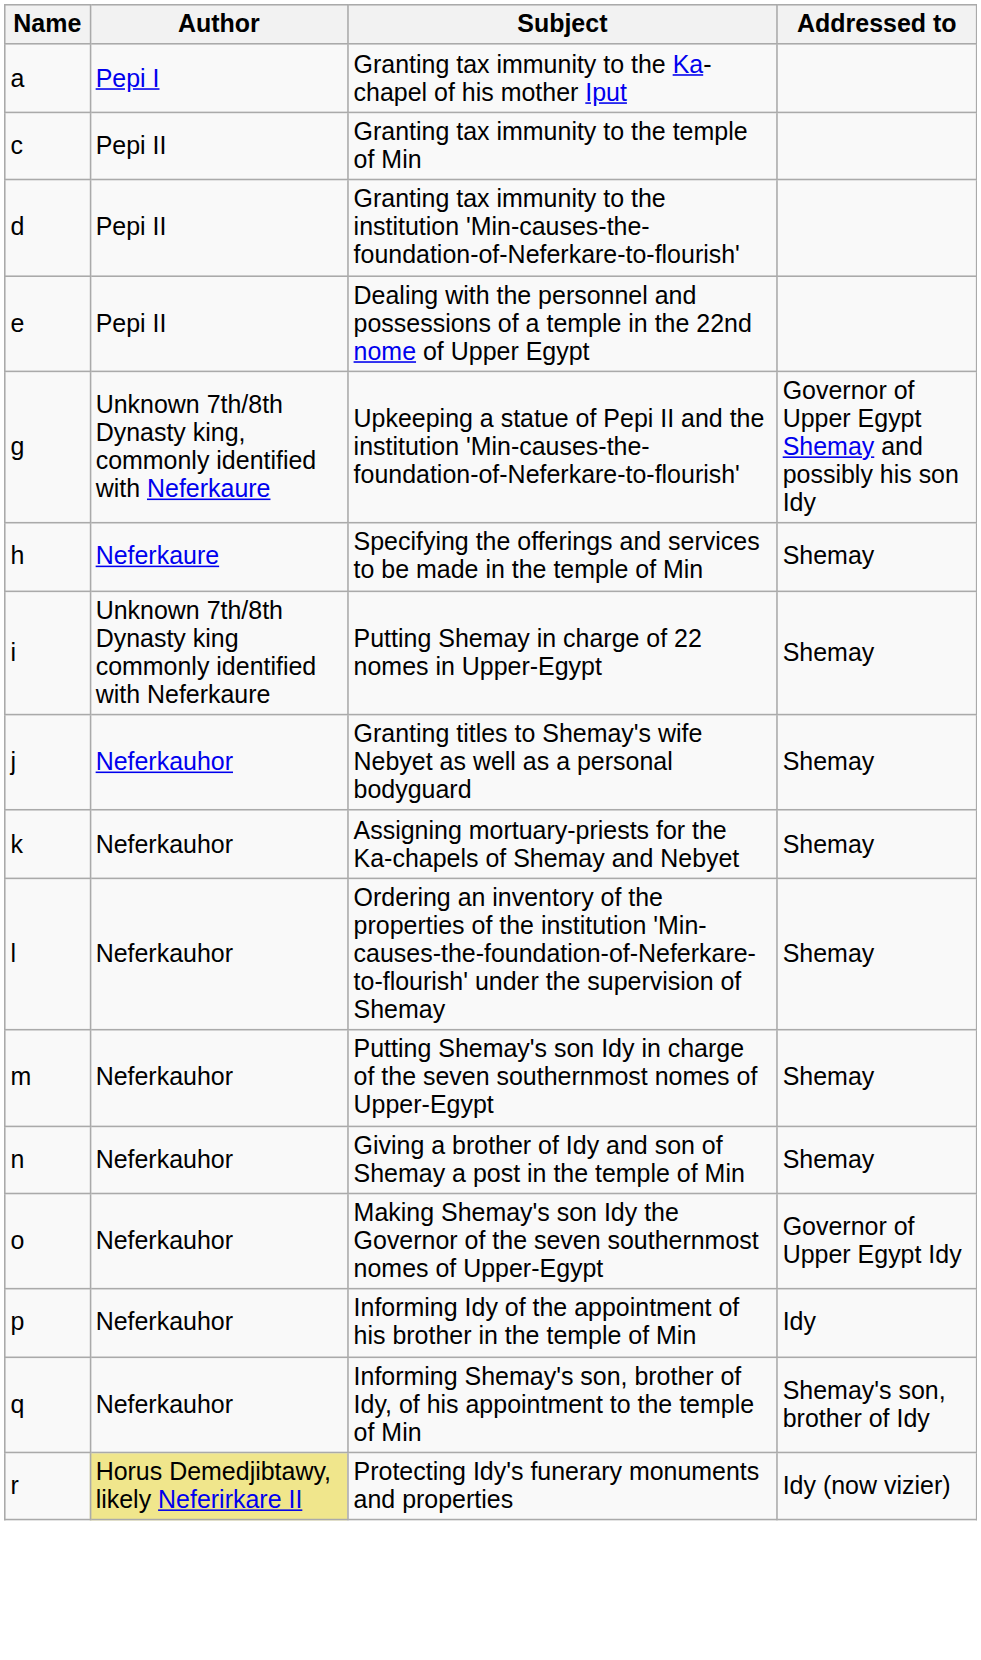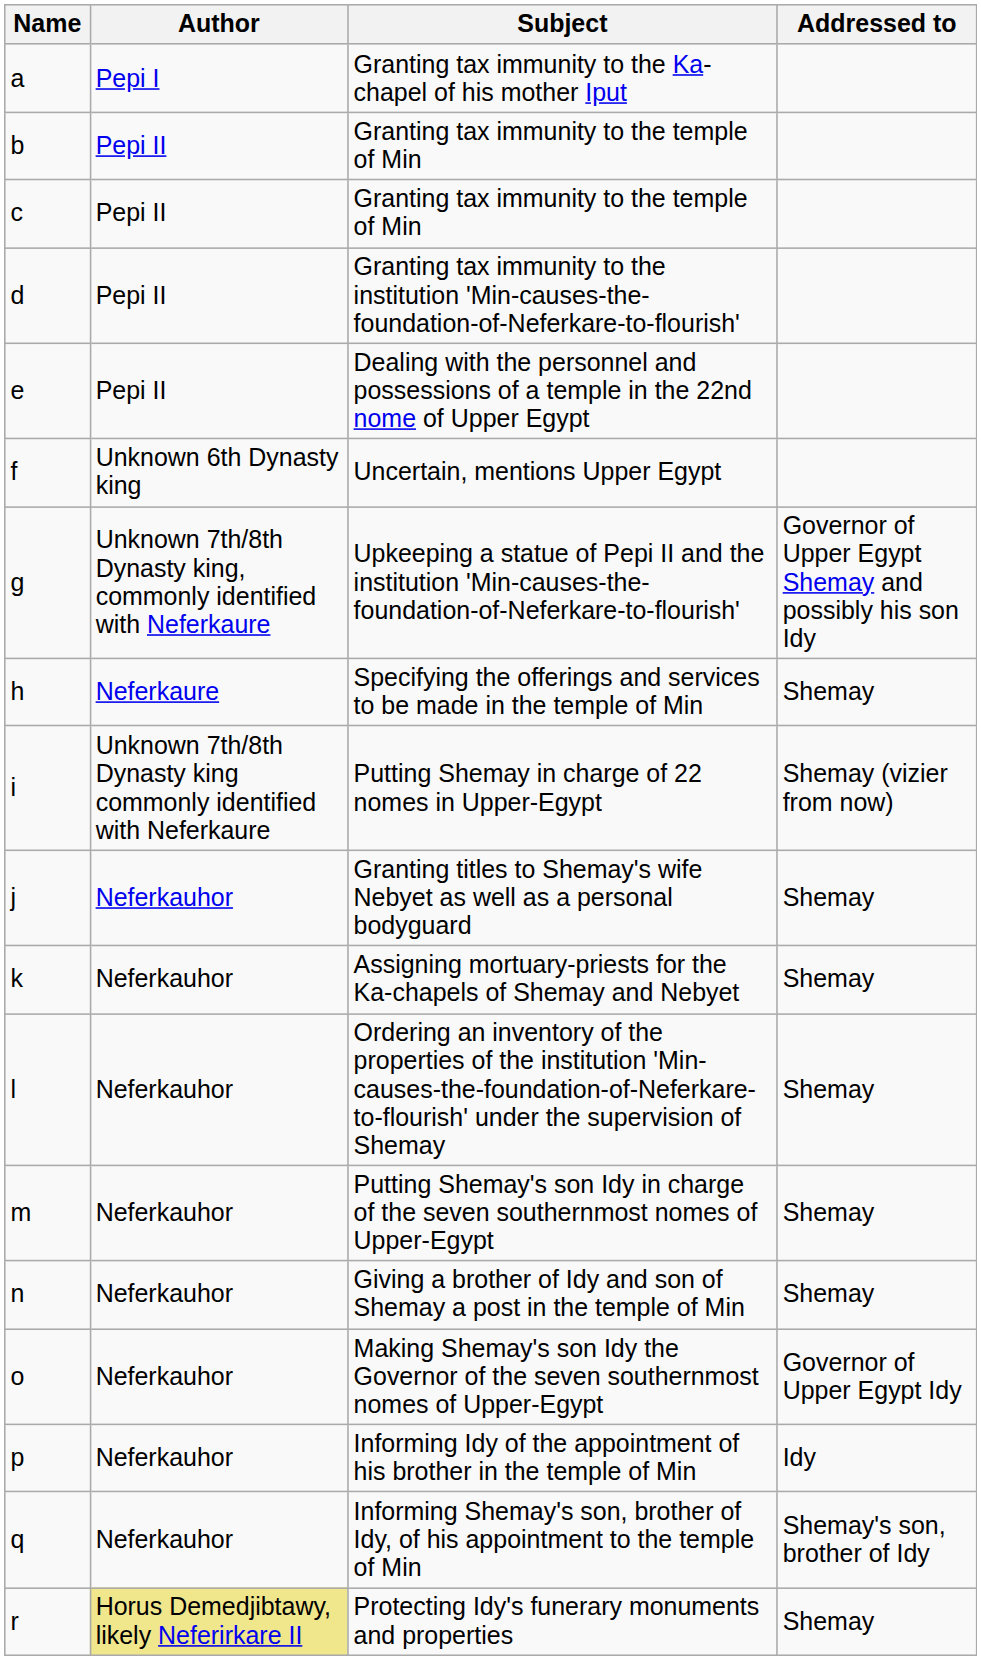+ row: (17, 145)
+ row: (14, 472)
(828, 652) Shemay -> (865, 787) Shemay (vizier from now)
(867, 1486) Idy (now vizier) -> (828, 1621) Shemay
